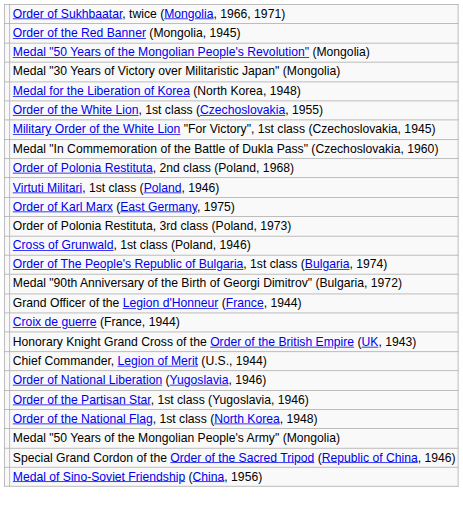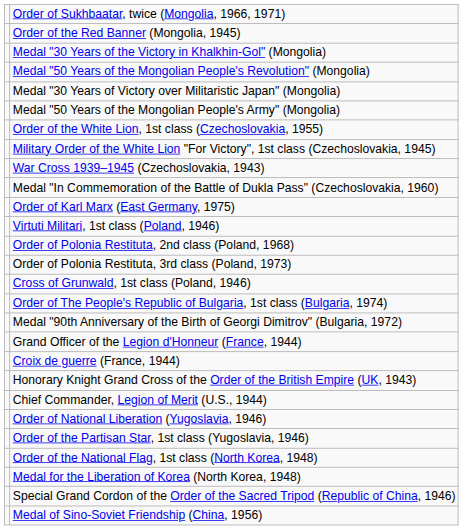+ row: (169, 52)
rows swapped: (176, 438) <-> (157, 91)
+ row: (139, 168)
rows swapped: (124, 206) <-> (153, 168)
